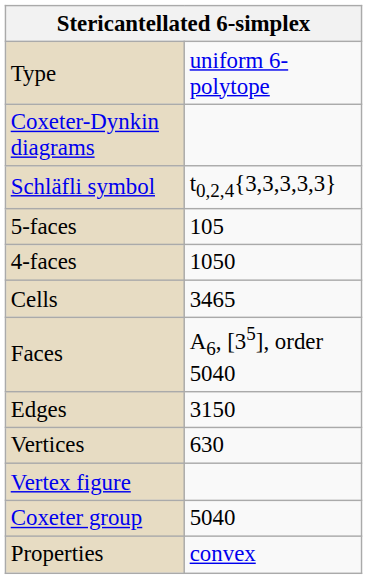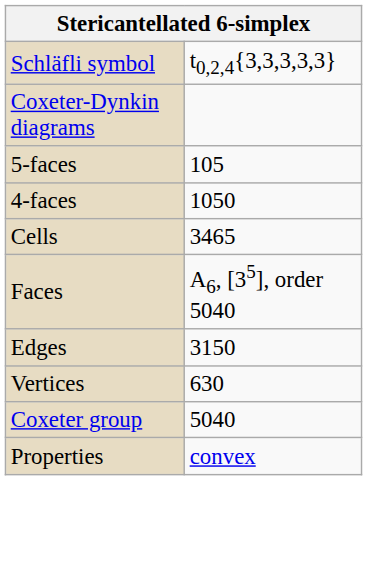- row: (33, 72)
rows swapped: (83, 186) <-> (85, 134)
- row: (71, 481)
